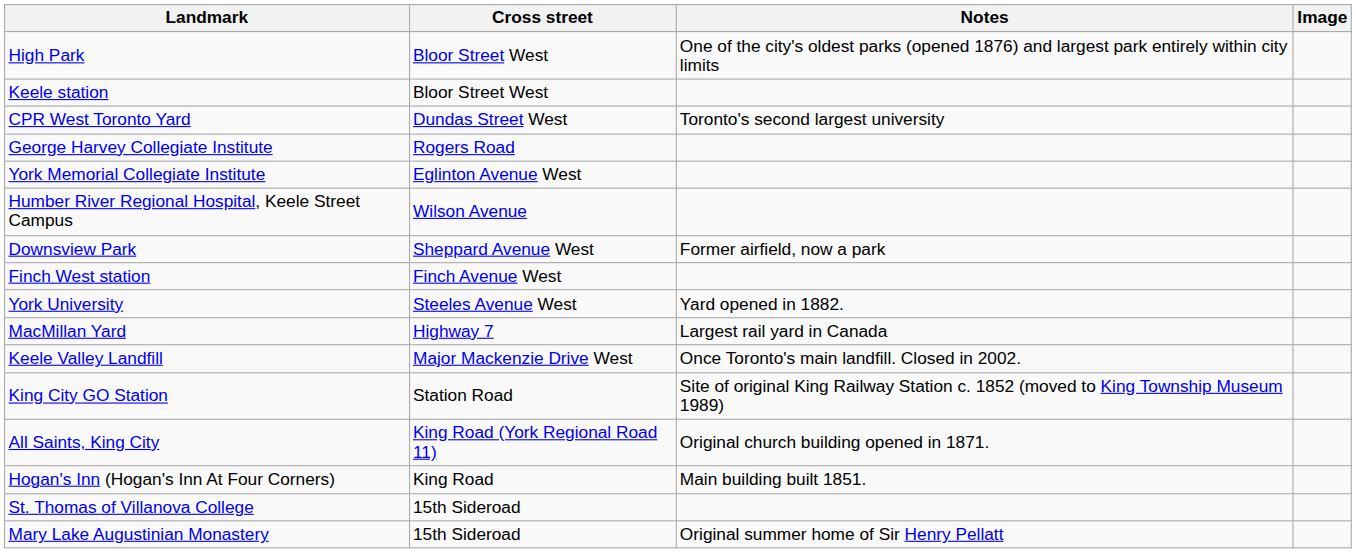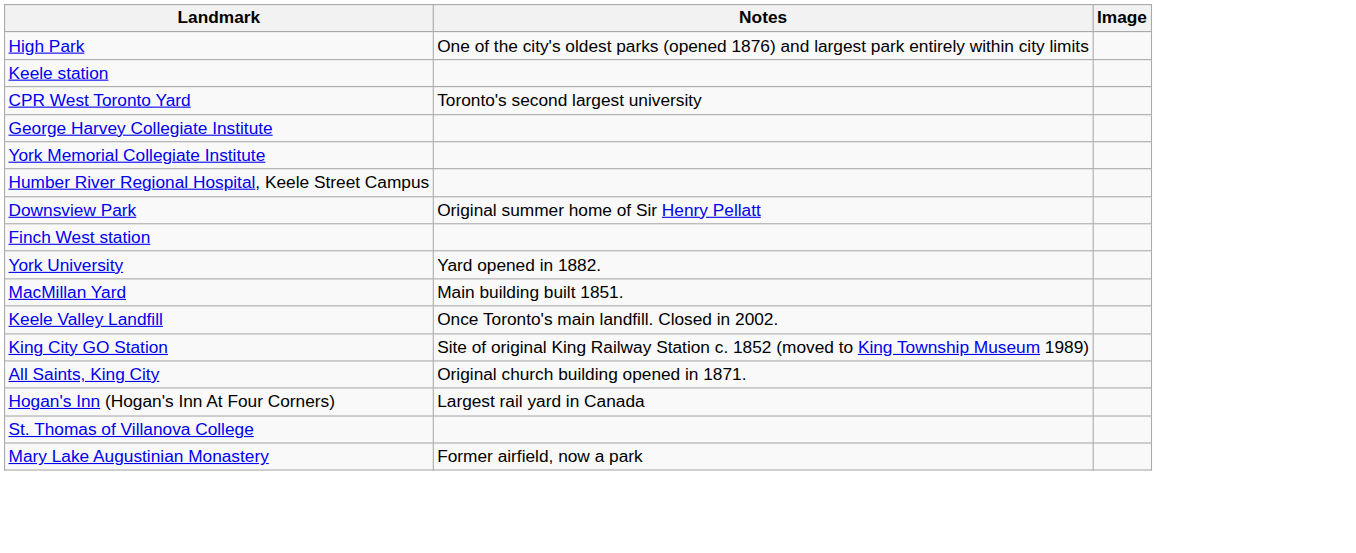- column: (542, 18)
(783, 248) Former airfield, now a park -> (599, 210) Original summer home of Sir Henry Pellatt
(784, 331) Largest rail yard in Canada -> (530, 292) Main building built 1851.
(773, 479) Main building built 1851. -> (541, 401) Largest rail yard in Canada
(842, 534) Original summer home of Sir Henry Pellatt -> (540, 456) Former airfield, now a park
